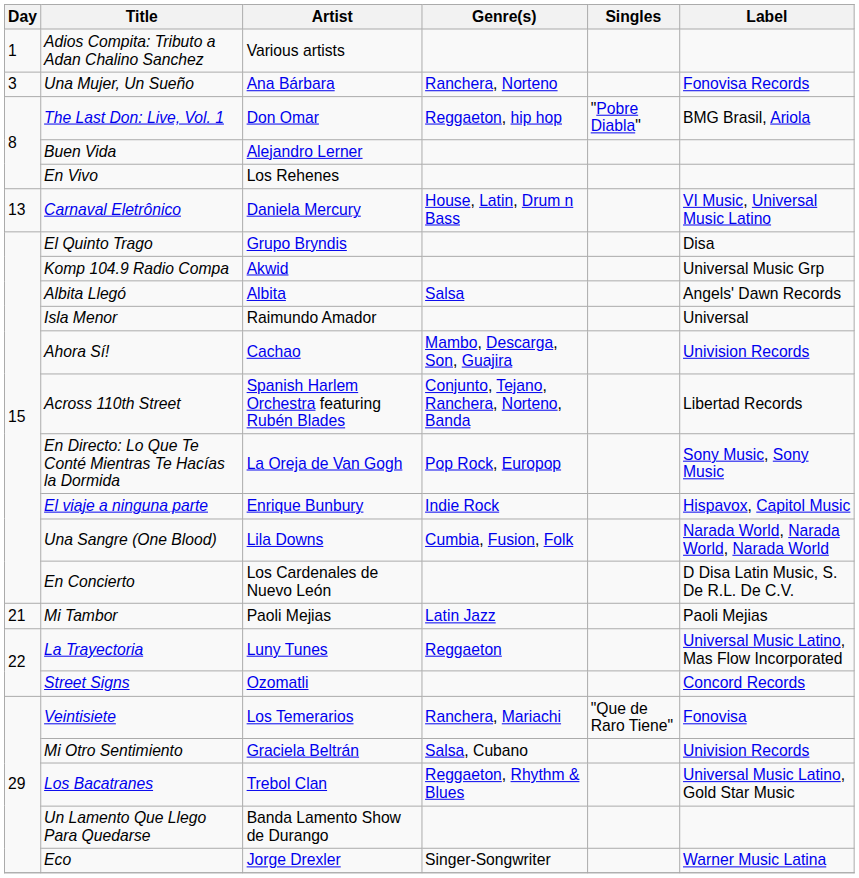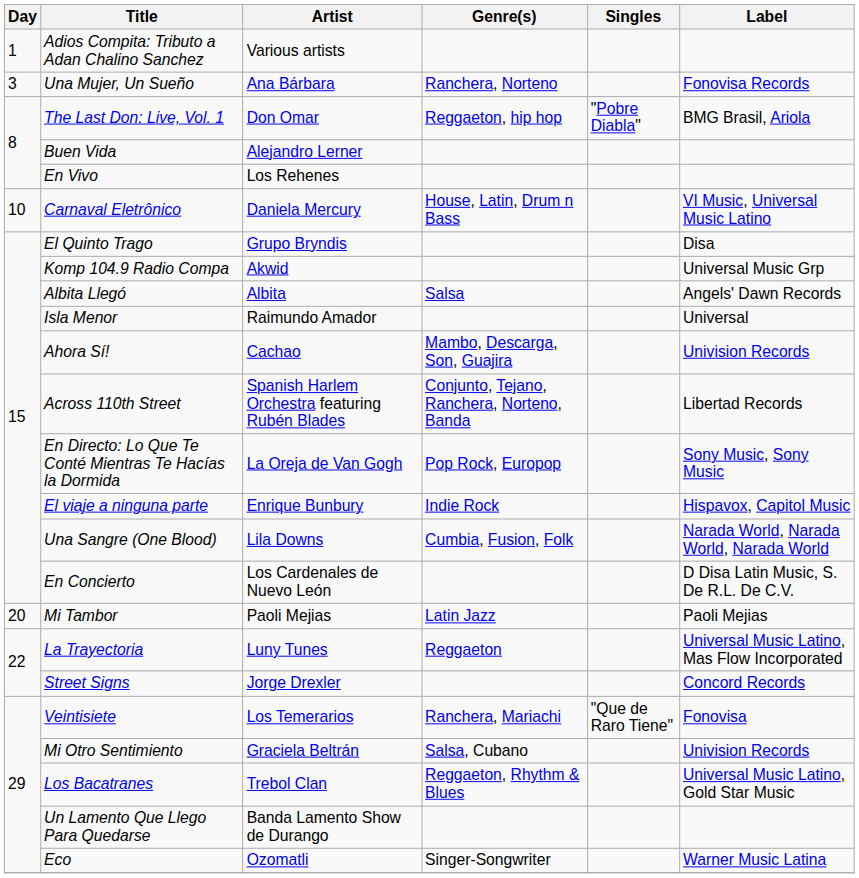(17, 210) 13 -> (17, 210) 10
(17, 616) 21 -> (17, 616) 20
(278, 683) Ozomatli -> (294, 683) Jorge Drexler
(294, 860) Jorge Drexler -> (278, 860) Ozomatli
